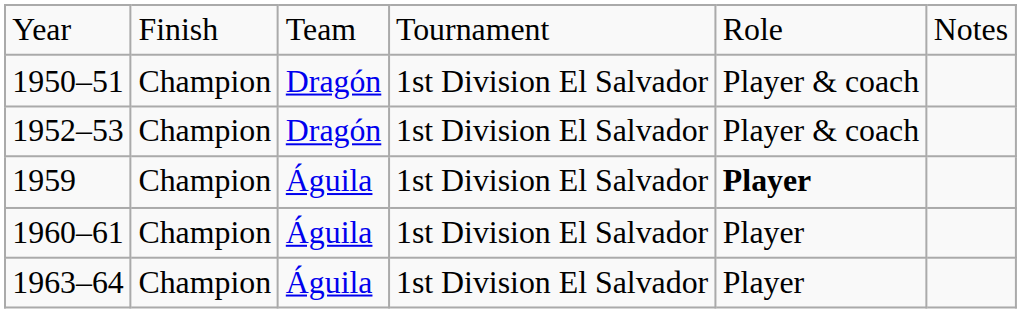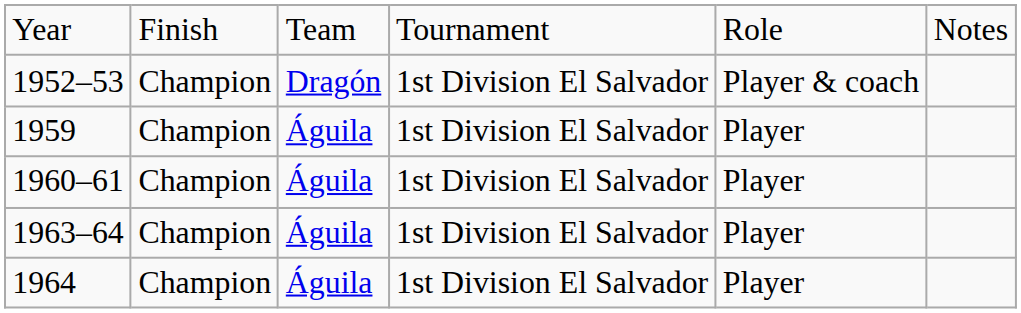- row: (68, 80)
(767, 181) bold -> (764, 130) normal
+ row: (44, 282)
